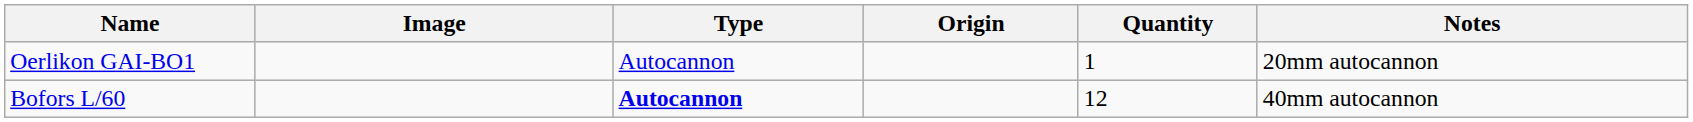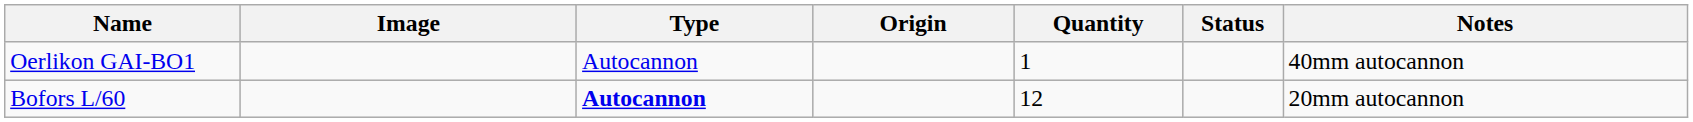+ column: (1233, 23)
(1351, 60) 20mm autocannon -> (1376, 60) 40mm autocannon
(1351, 98) 40mm autocannon -> (1376, 98) 20mm autocannon
